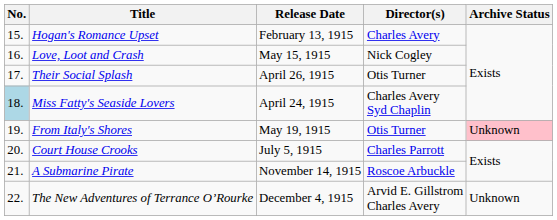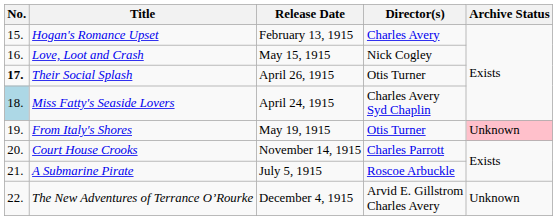(15, 75) normal -> (15, 75) bold
(290, 150) July 5, 1915 -> (310, 150) November 14, 1915
(310, 171) November 14, 1915 -> (290, 171) July 5, 1915
